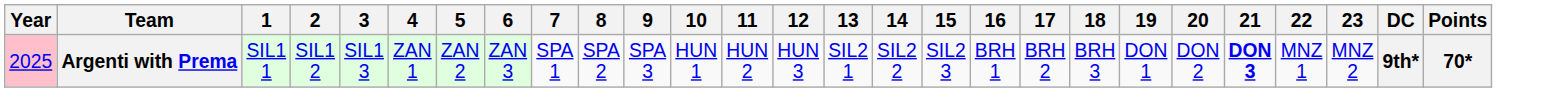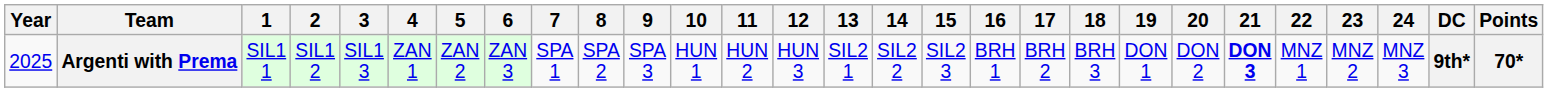+ column: (1403, 20)
(31, 61) pink background -> (31, 61) no background
